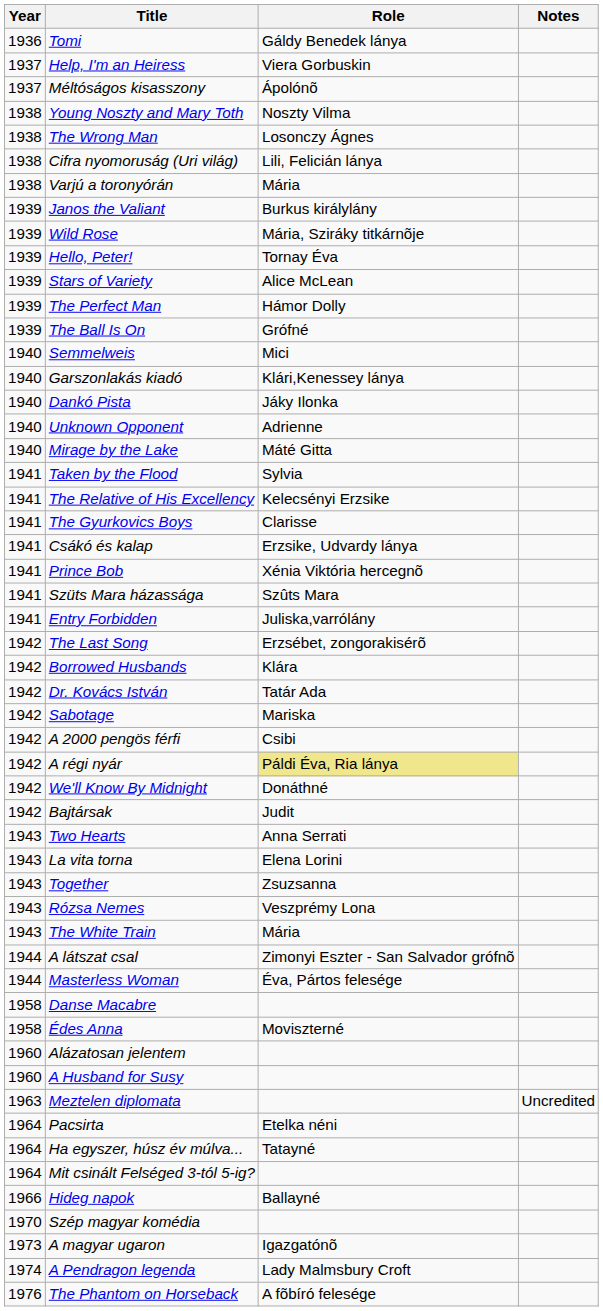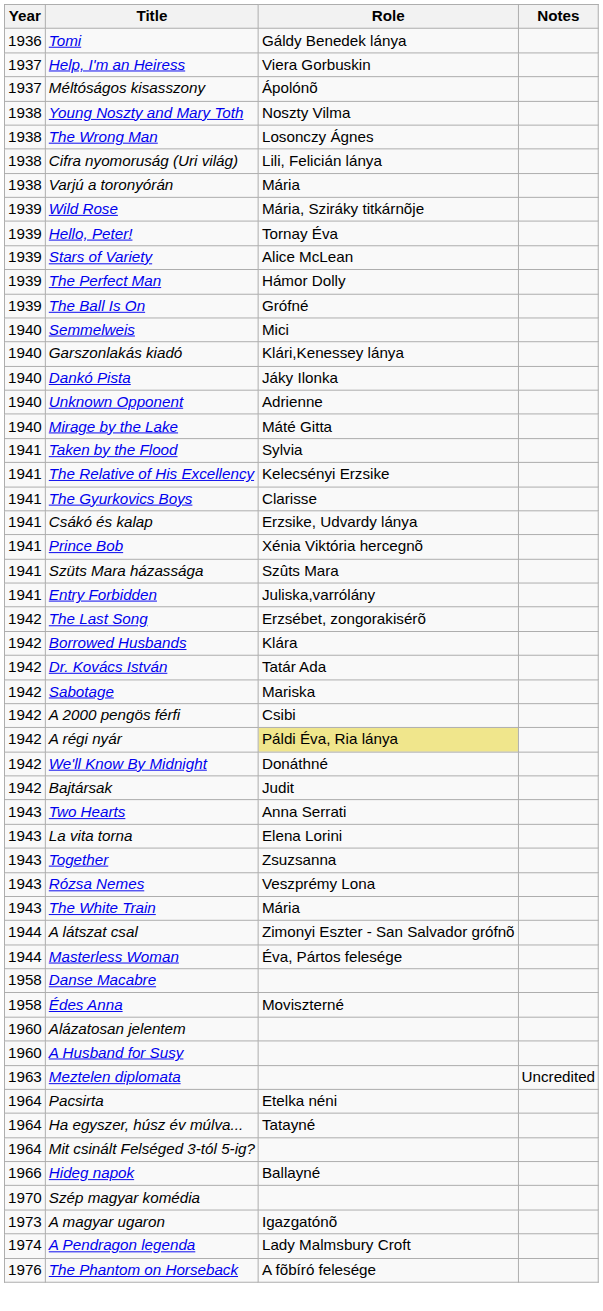- row: (107, 209)
